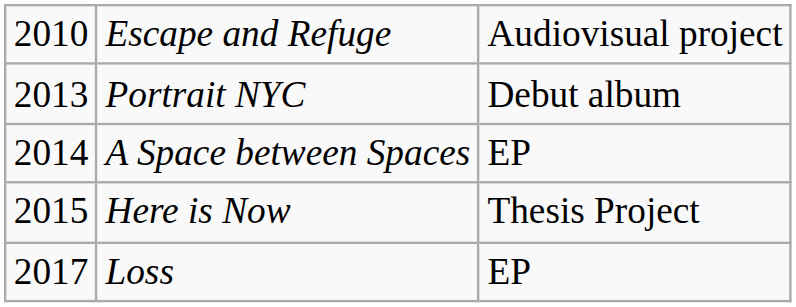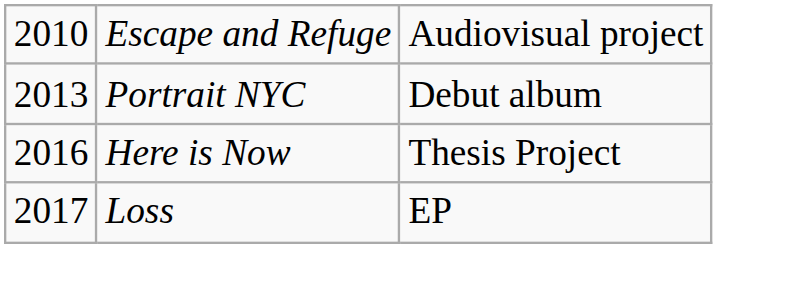- row: (288, 152)
(51, 211) 2015 -> (51, 152) 2016
